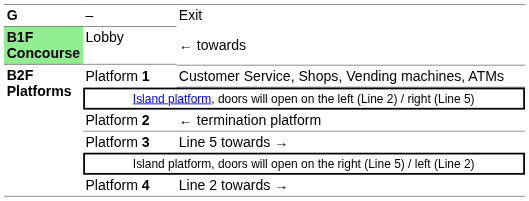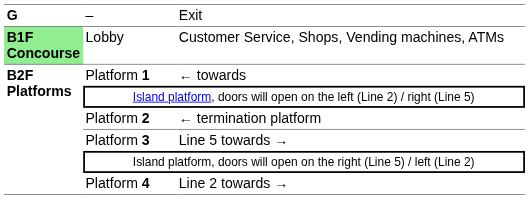(212, 45) ← towards -> (341, 37) Customer Service, Shops, Vending machines, ATMs
(341, 76) Customer Service, Shops, Vending machines, ATMs -> (212, 75) ← towards
